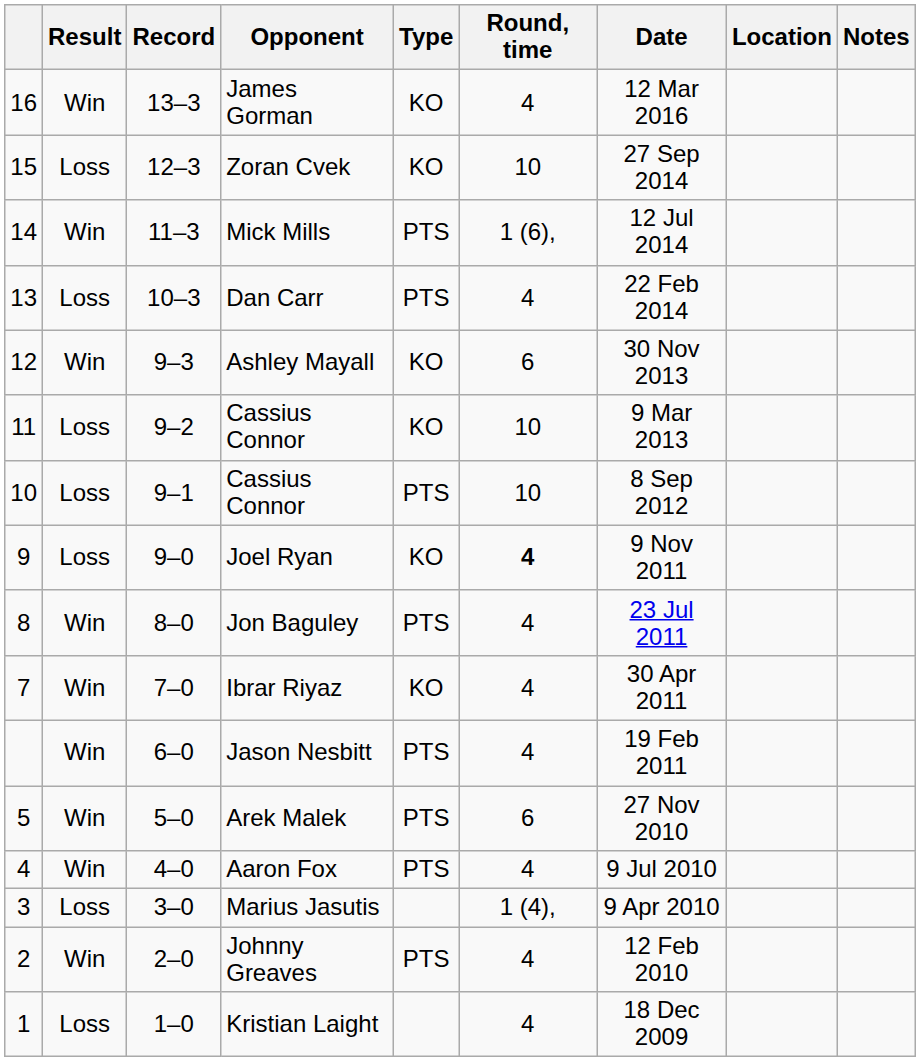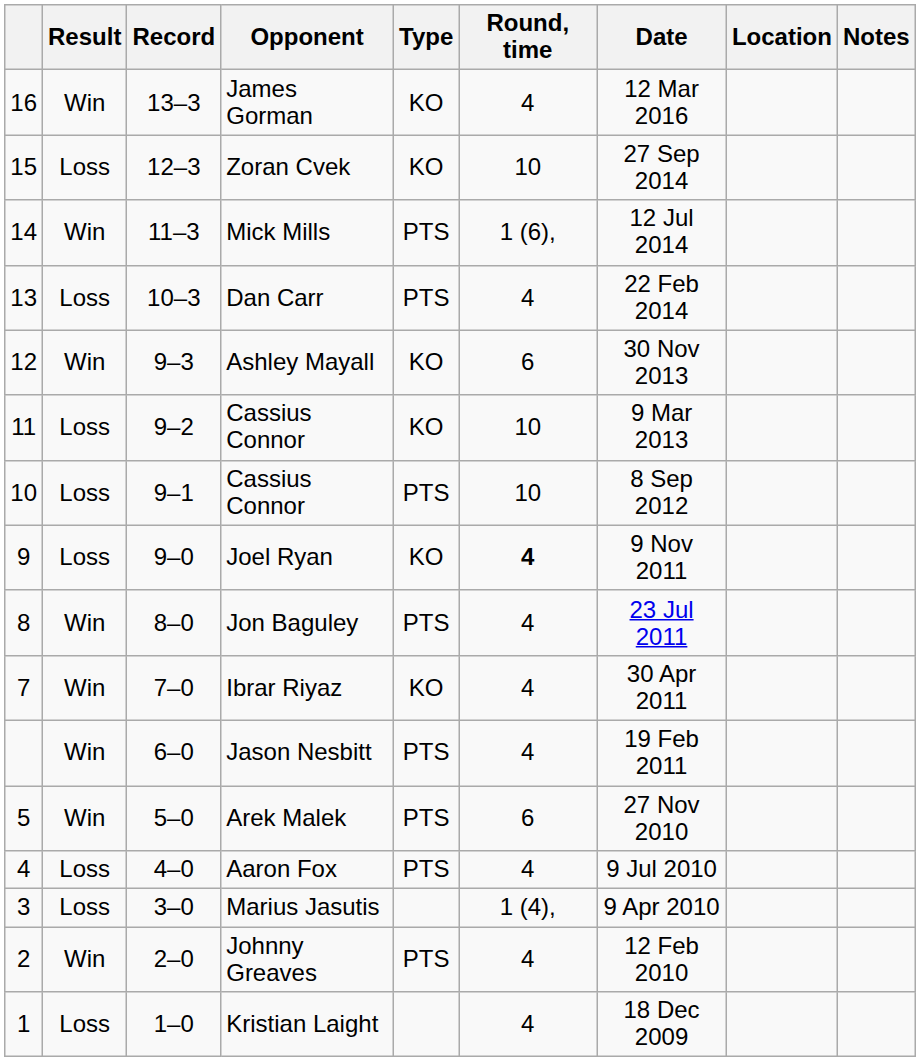(85, 869) Win -> (85, 869) Loss
